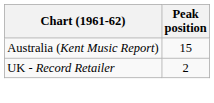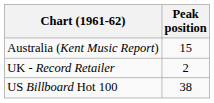+ row: (62, 87)
